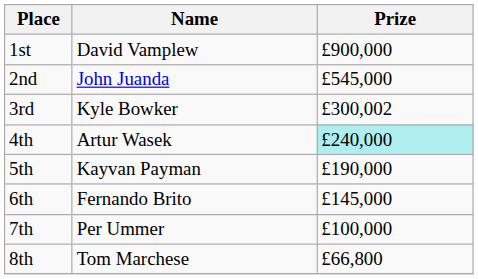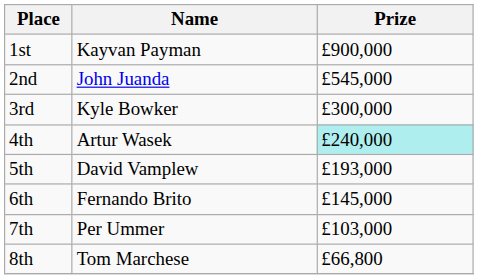(138, 49) David Vamplew -> (139, 49) Kayvan Payman
(357, 109) £300,002 -> (357, 109) £300,000
(139, 169) Kayvan Payman -> (138, 169) David Vamplew
(357, 169) £190,000 -> (357, 169) £193,000
(357, 229) £100,000 -> (357, 229) £103,000
